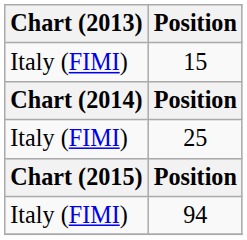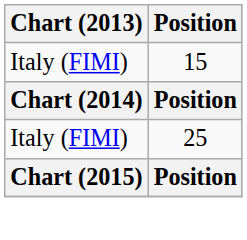- row: (195, 215)
